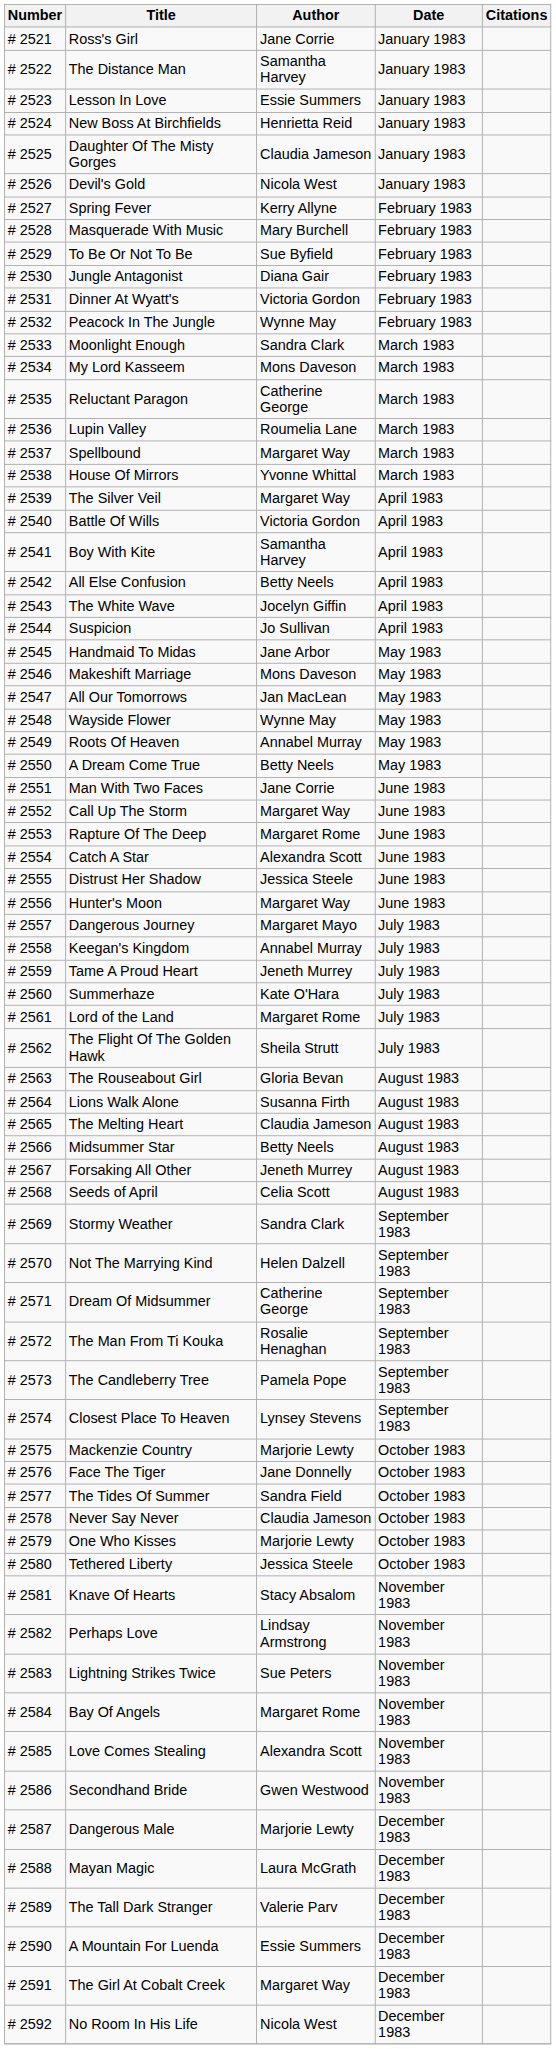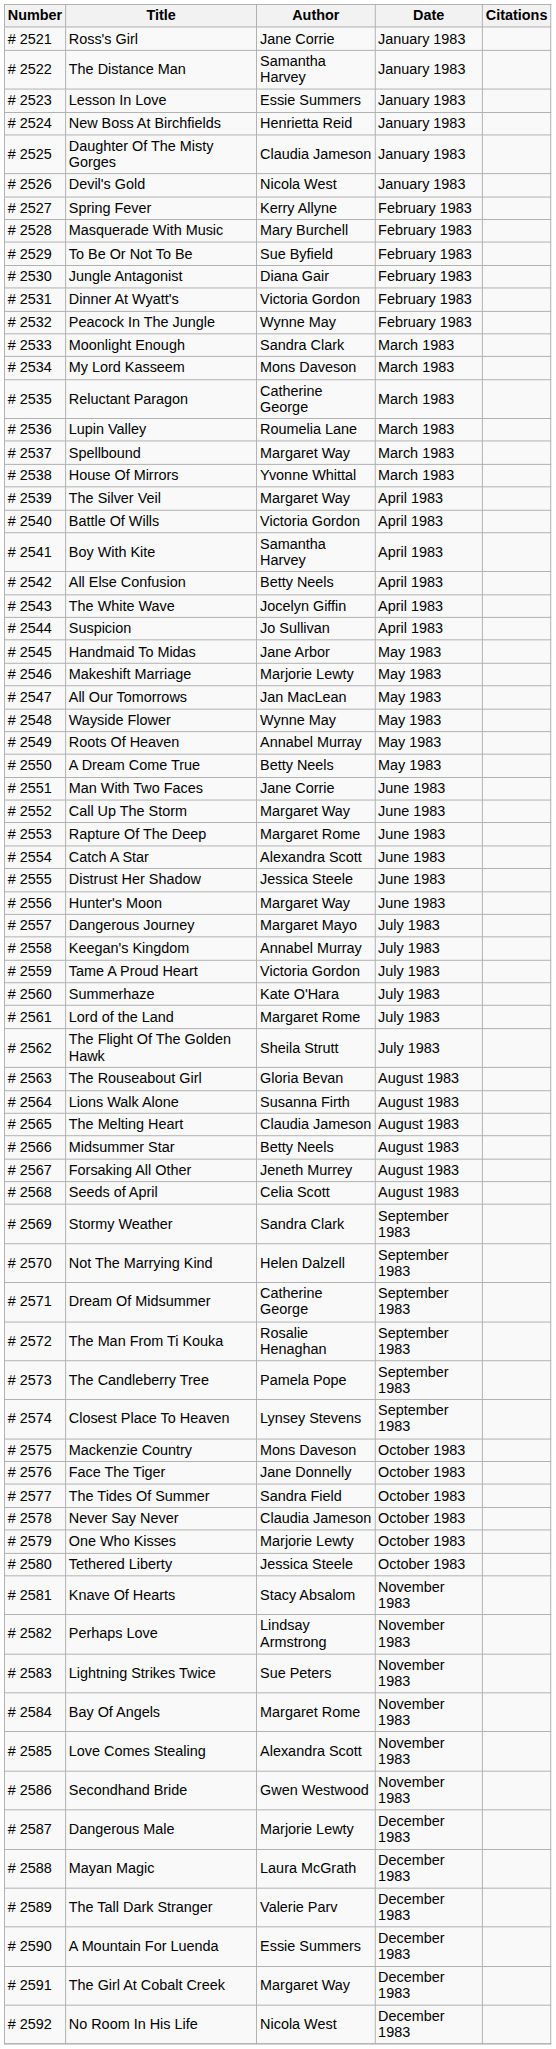(308, 674) Mons Daveson -> (307, 674) Marjorie Lewty
(306, 971) Jeneth Murrey -> (310, 971) Victoria Gordon
(307, 1450) Marjorie Lewty -> (308, 1450) Mons Daveson
